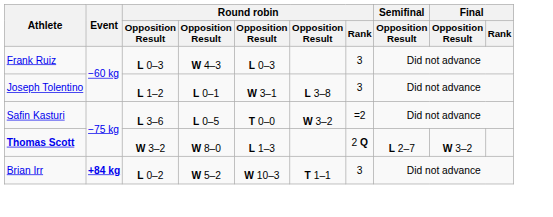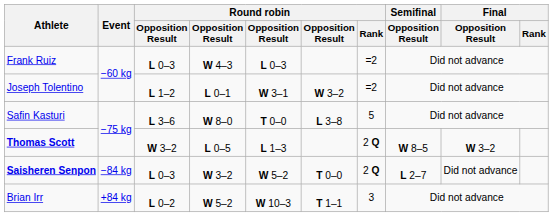(360, 61) 3 -> (371, 61) =2
(318, 94) L 3–8 -> (329, 94) W 3–2
(360, 88) 3 -> (371, 88) =2
(206, 121) L 0–5 -> (218, 121) W 8–0
(318, 121) W 3–2 -> (329, 121) L 3–8
(360, 116) =2 -> (371, 116) 5
(206, 149) W 8–0 -> (218, 149) L 0–5
(402, 149) L 2–7 -> (413, 149) W 8–5
+ row: (51, 171)
(104, 171) bold -> (116, 198) normal
